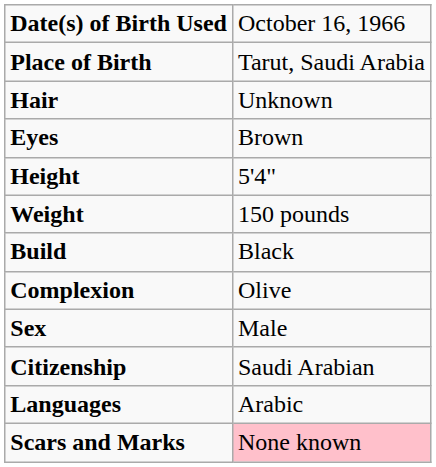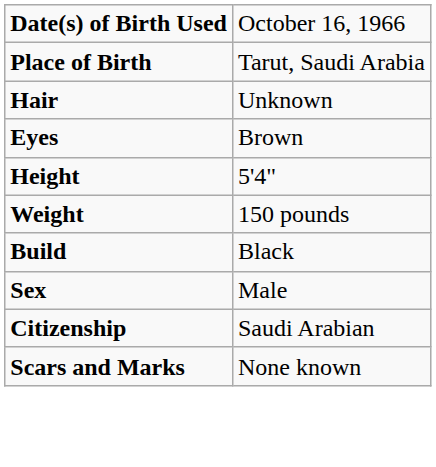- row: (72, 289)
- row: (66, 404)
(300, 442) pink background -> (300, 366) no background
